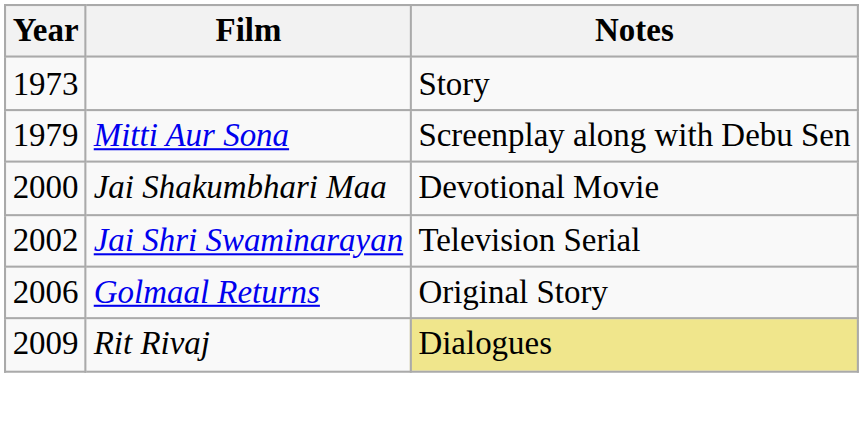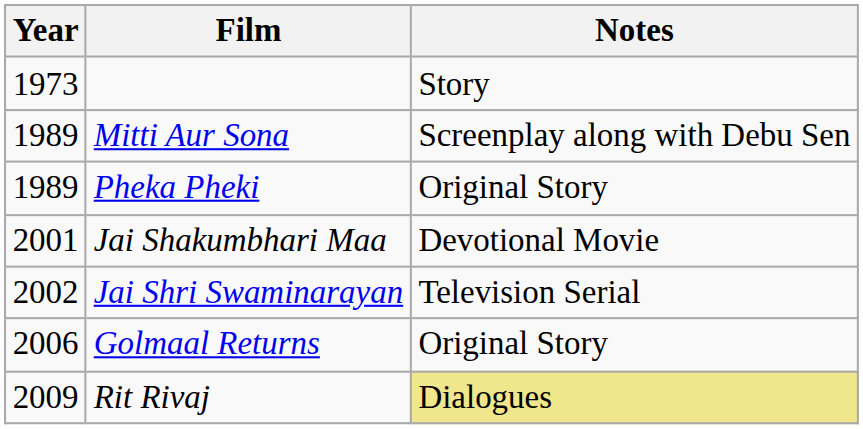(46, 135) 1979 -> (46, 135) 1989
+ row: (177, 187)
(46, 187) 2000 -> (46, 239) 2001
